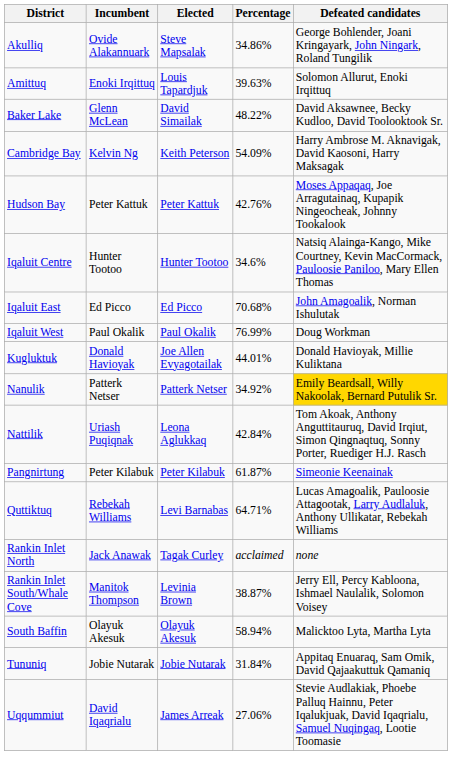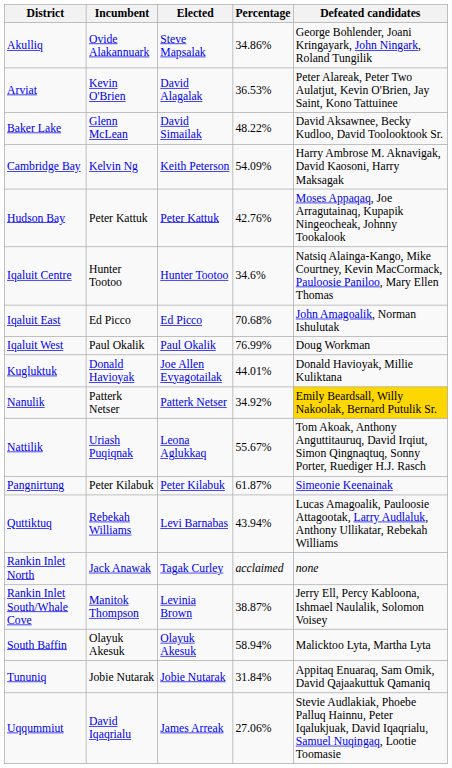- row: (27, 83)
+ row: (22, 90)
(253, 434) 42.84% -> (253, 447) 55.67%
(253, 510) 64.71% -> (253, 523) 43.94%
